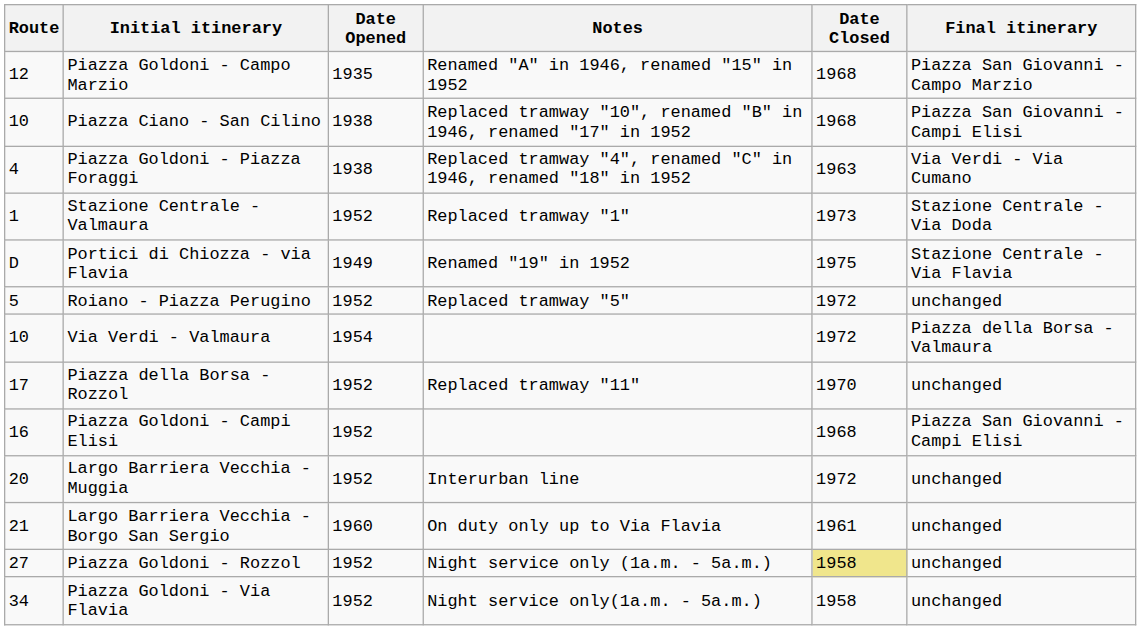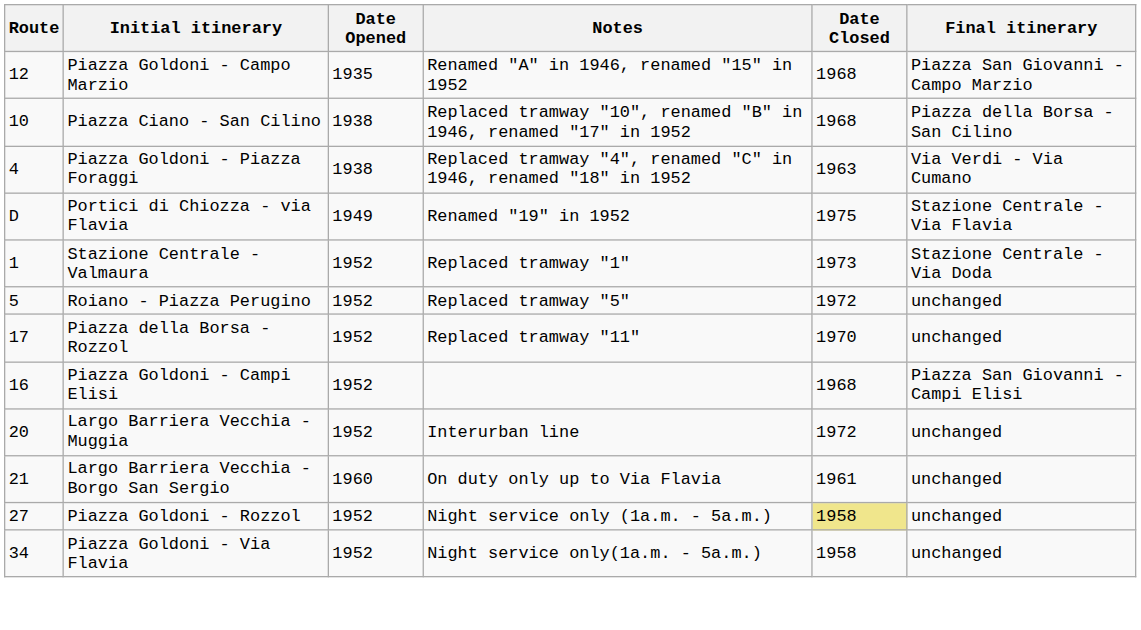(1017, 122) Piazza San Giovanni - Campi Elisi -> (1012, 122) Piazza della Borsa - San Cilino
rows swapped: (189, 263) <-> (164, 216)
- row: (169, 338)
